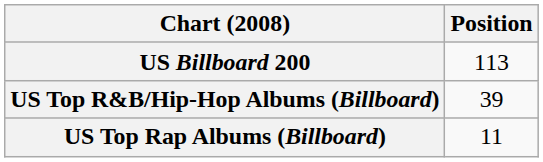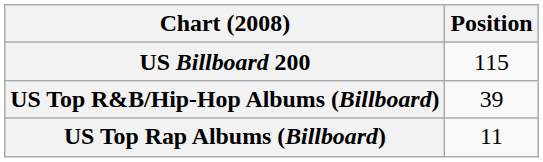(492, 61) 113 -> (492, 61) 115
